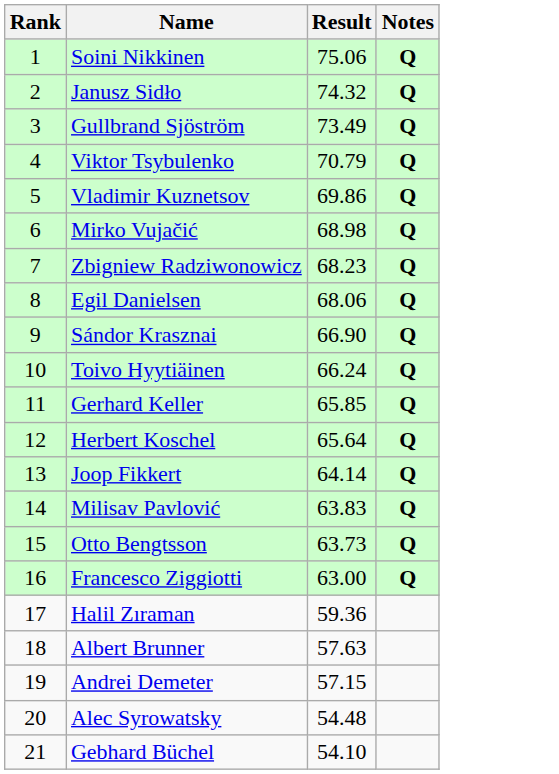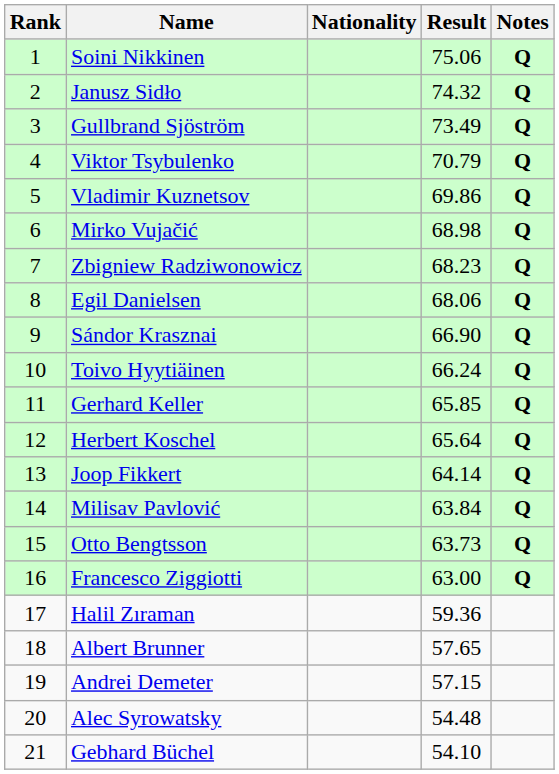+ column: (364, 21)
(342, 508) 63.83 -> (457, 508) 63.84
(342, 647) 57.63 -> (457, 647) 57.65
